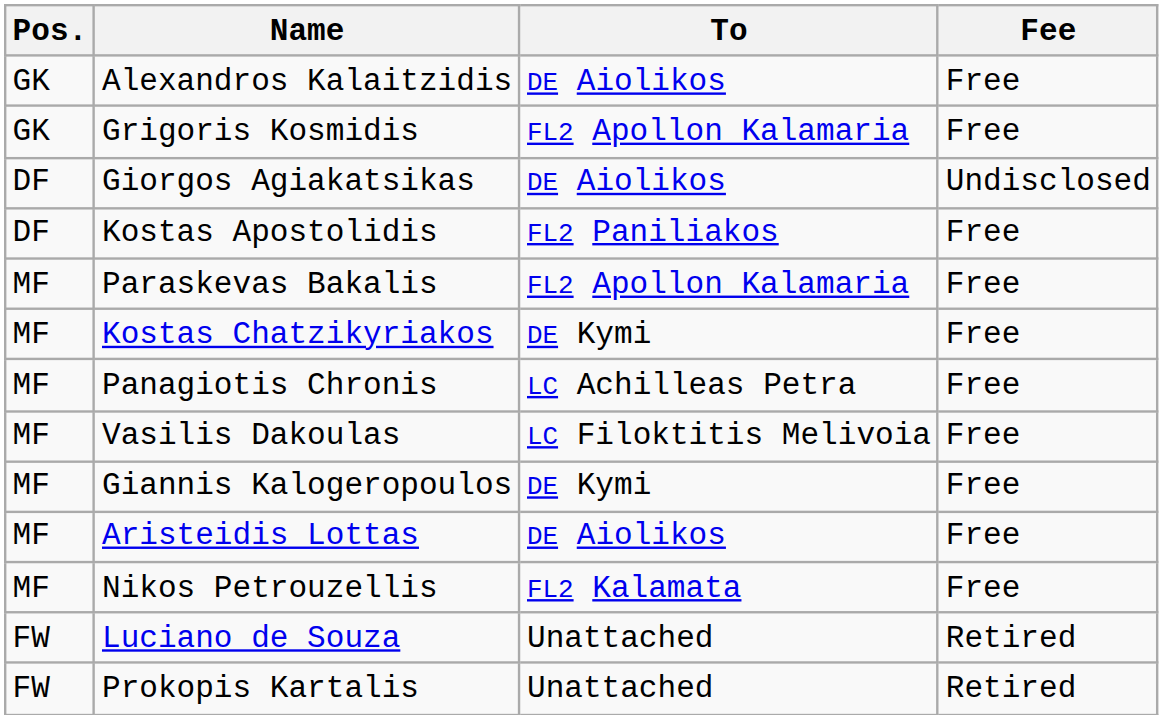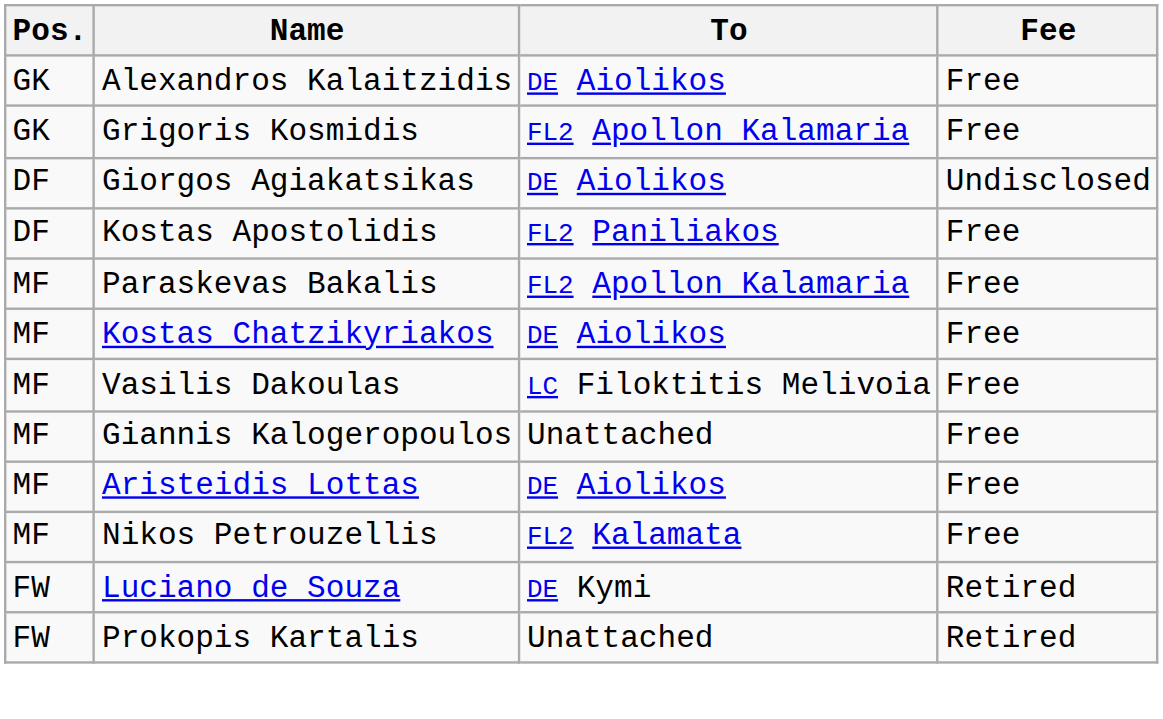(589, 334) DE Kymi -> (626, 334) DE Aiolikos
- row: (270, 385)
(589, 486) DE Kymi -> (620, 436) Unattached
(620, 638) Unattached -> (589, 588) DE Kymi
